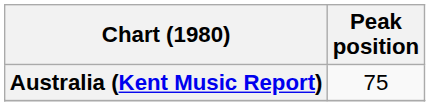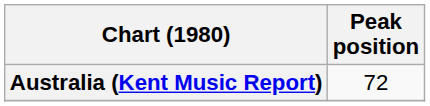(376, 82) 75 -> (376, 82) 72
